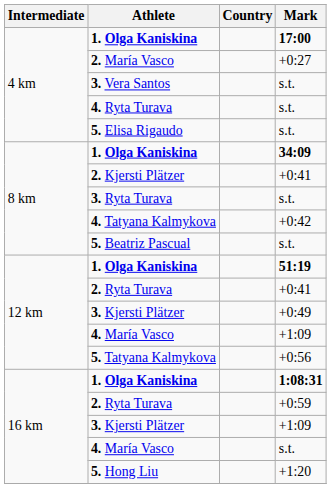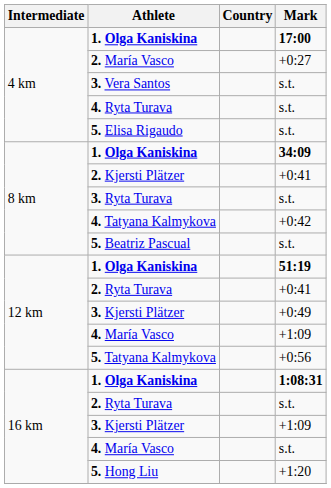(295, 403) +0:59 -> (287, 403) s.t.
